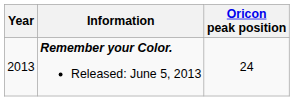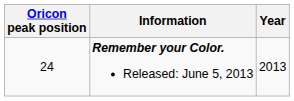columns swapped: (21, 21) <-> (247, 21)
